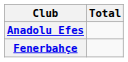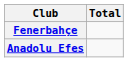rows swapped: (45, 30) <-> (45, 48)
